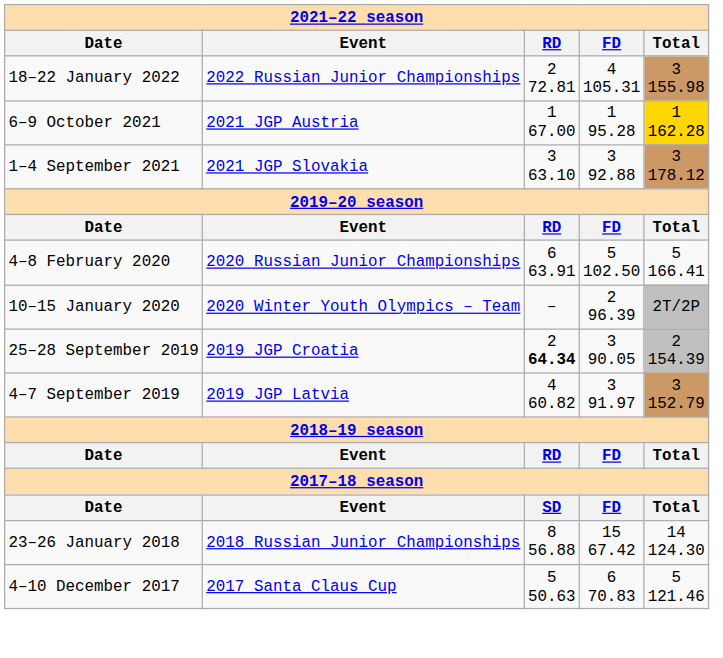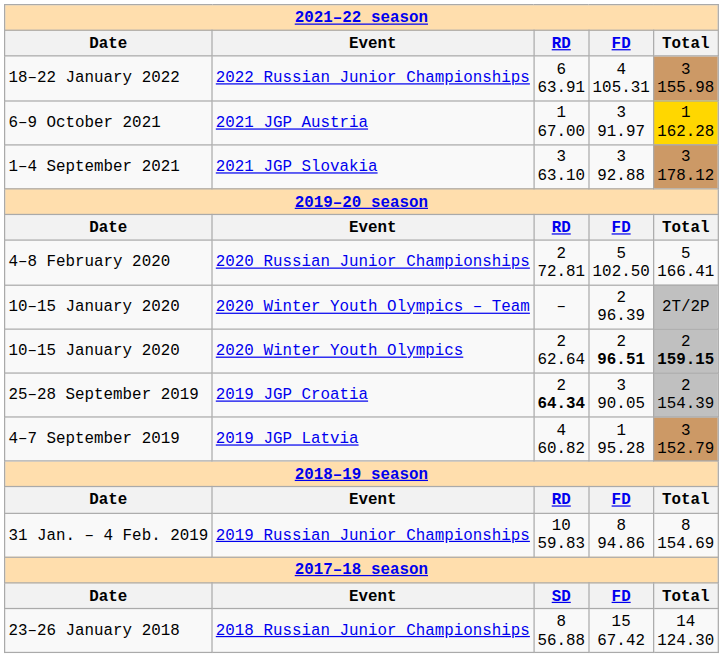(552, 78) 2 72.81 -> (561, 78) 6 63.91
(612, 123) 1 95.28 -> (621, 123) 3 91.97
(552, 263) 6 63.91 -> (561, 263) 2 72.81
+ row: (340, 351)
(612, 395) 3 91.97 -> (621, 439) 1 95.28
+ row: (373, 535)
- row: (301, 587)
